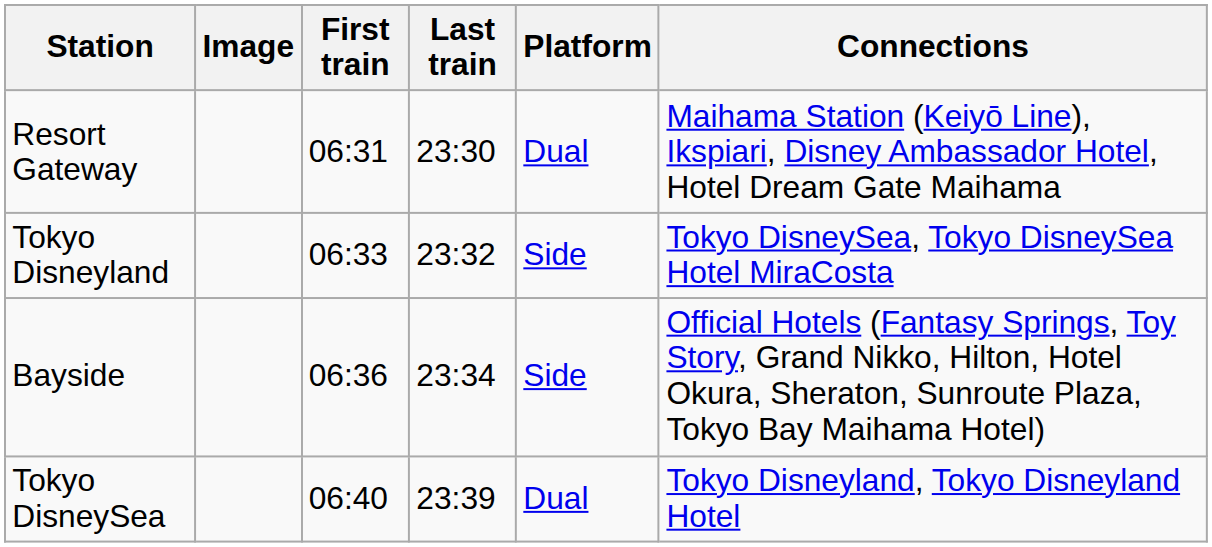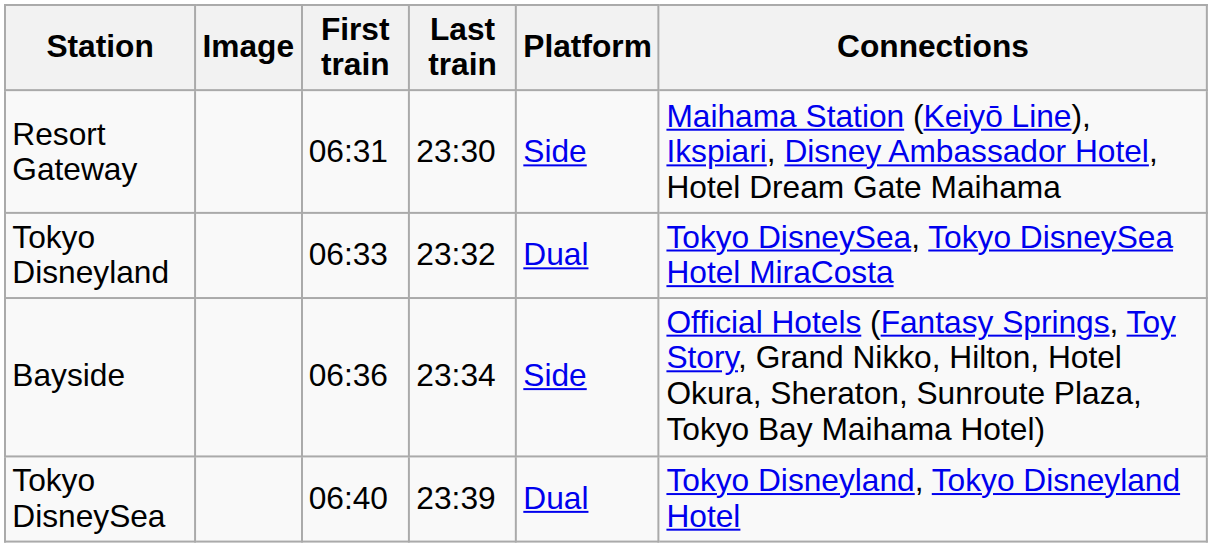(556, 151) Dual -> (555, 151) Side
(555, 254) Side -> (556, 254) Dual
